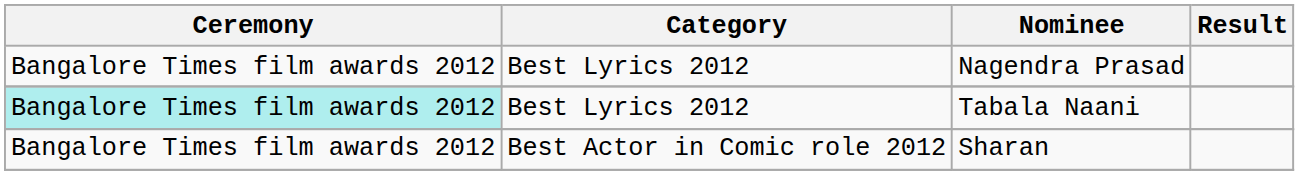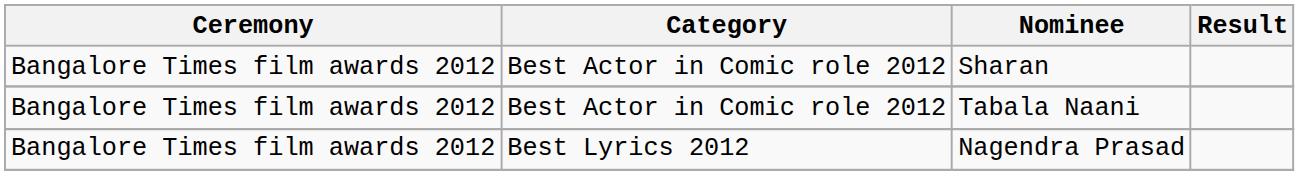rows swapped: (1072, 67) <-> (1004, 149)
(253, 108) paleturquoise background -> (253, 108) no background
(628, 108) Best Lyrics 2012 -> (727, 108) Best Actor in Comic role 2012
